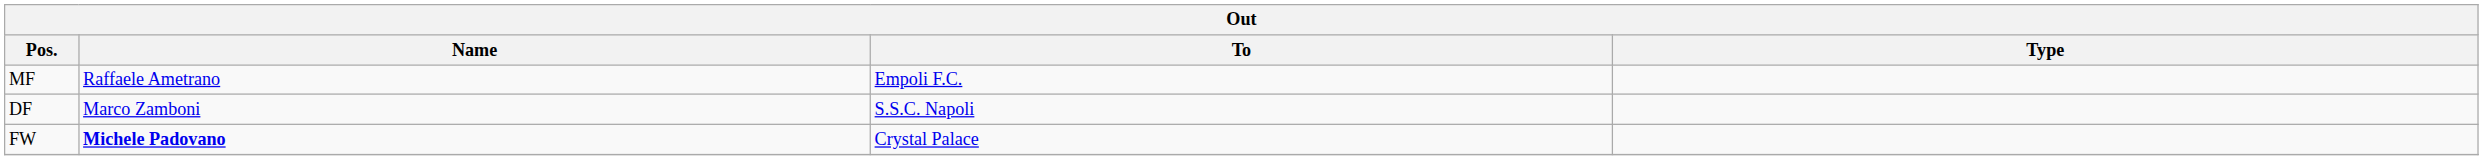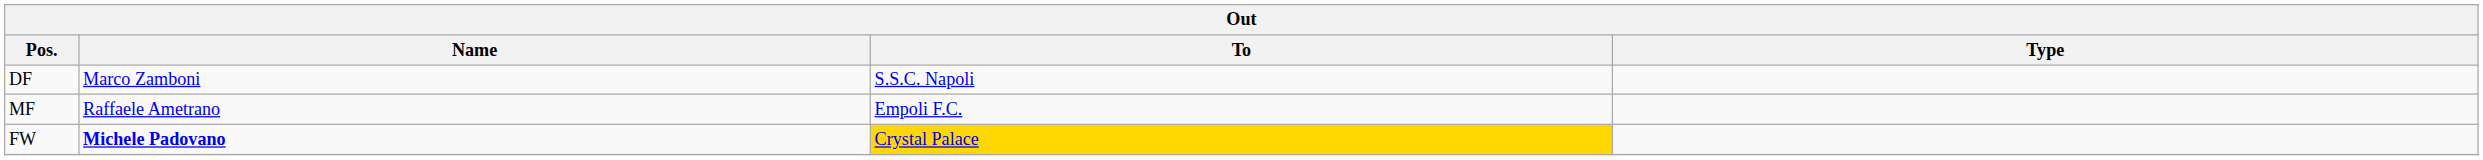rows swapped: (20, 109) <-> (22, 79)
(927, 139) no background -> (927, 139) gold background
